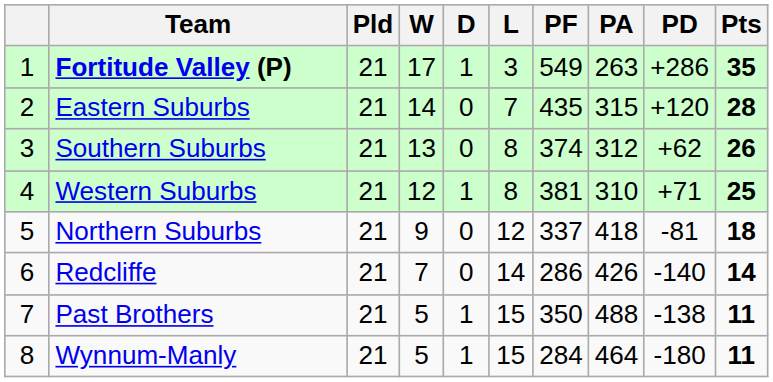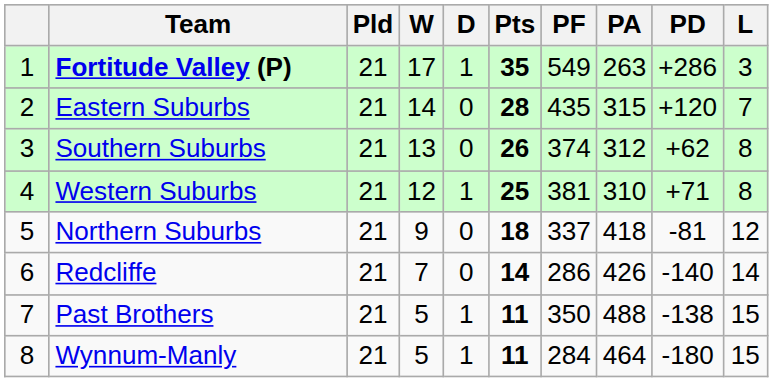columns swapped: (511, 25) <-> (741, 25)
